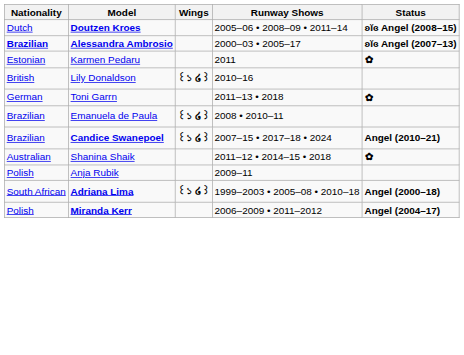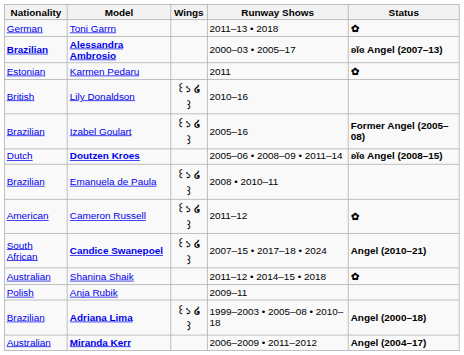rows swapped: (106, 27) <-> (94, 97)
+ row: (101, 131)
+ row: (108, 216)
(26, 137) Brazilian -> (22, 250) South African
(36, 191) South African -> (26, 317) Brazilian
(20, 209) Polish -> (29, 342) Australian
